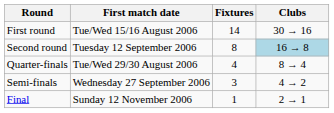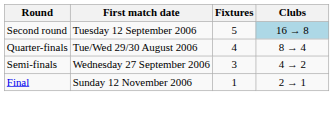- row: (31, 30)
(234, 47) 8 -> (234, 30) 5
